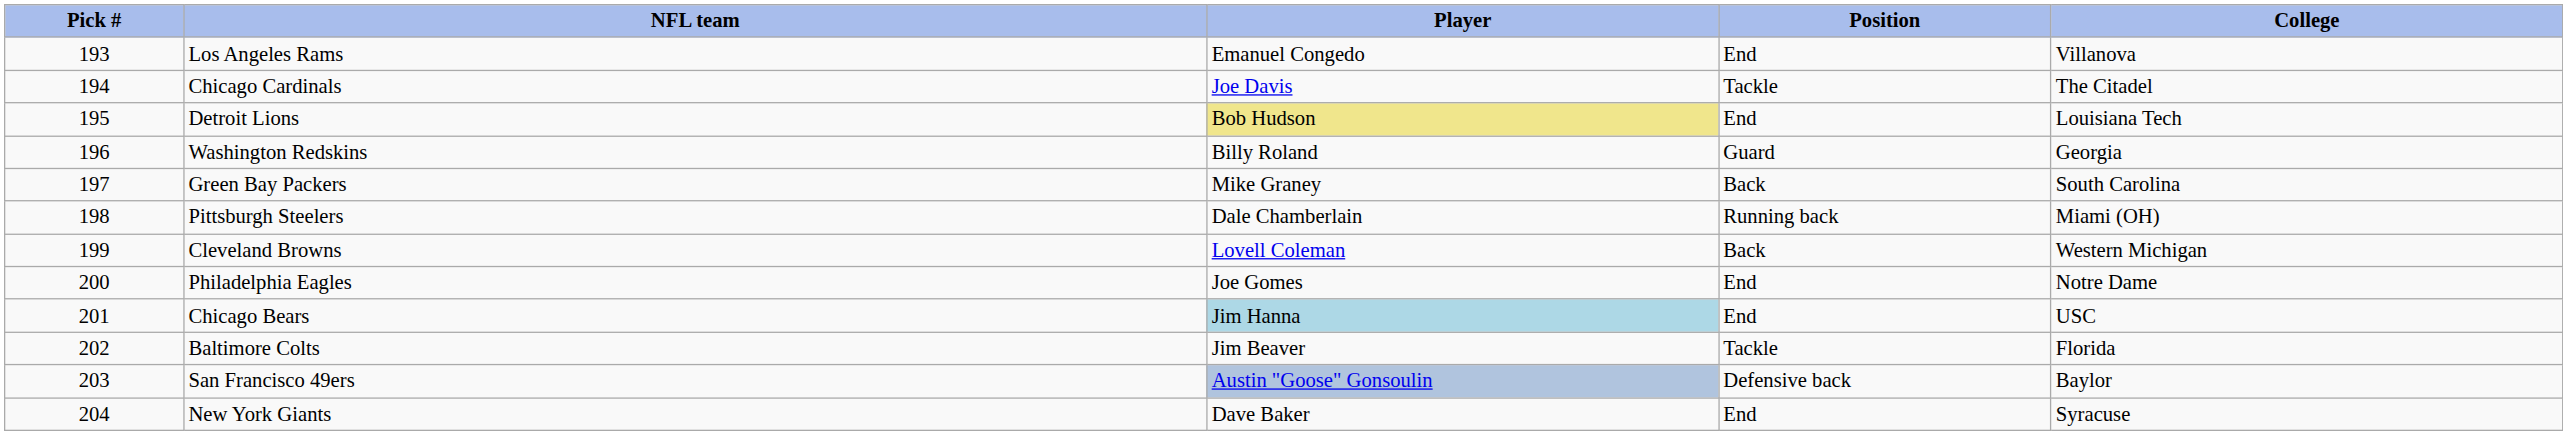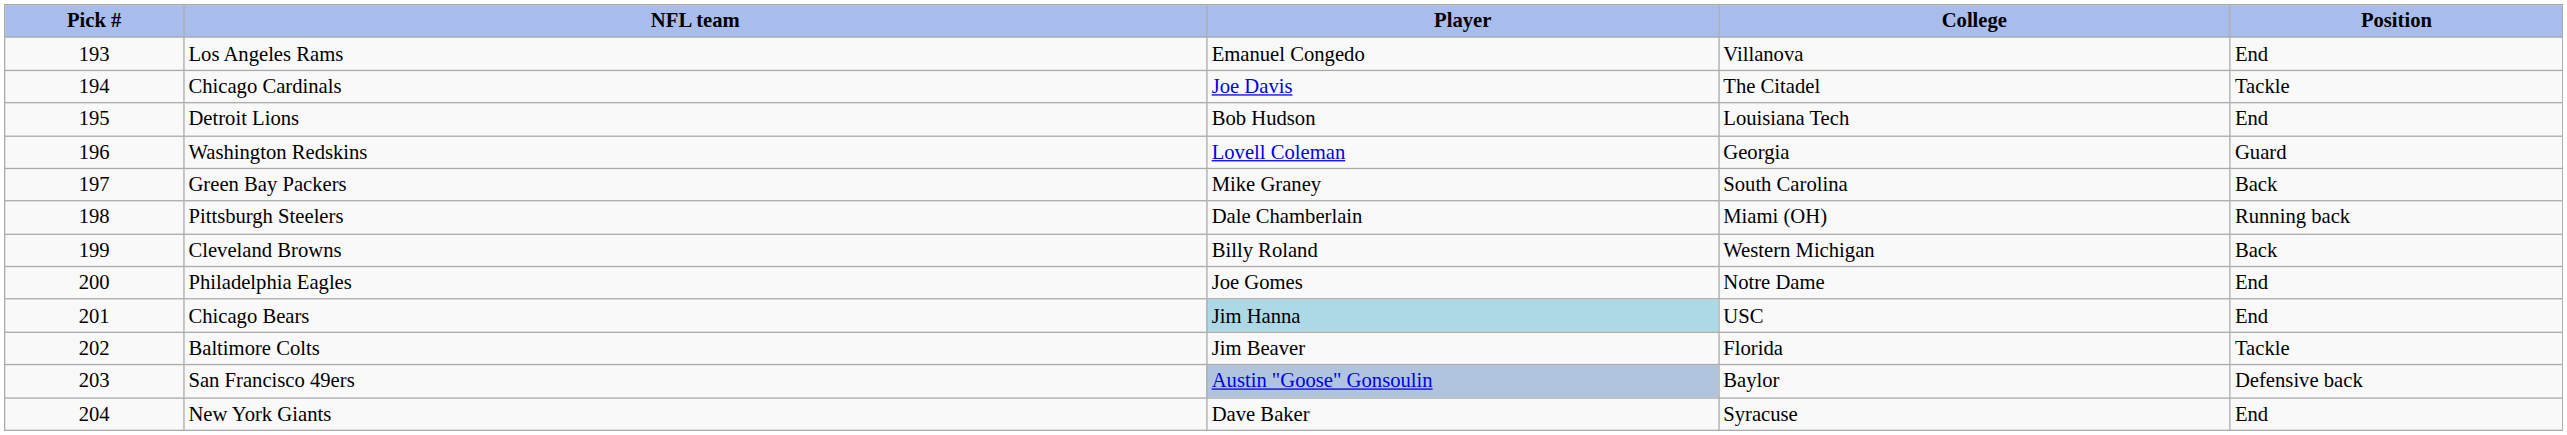columns swapped: (1885, 20) <-> (2307, 20)
(1264, 119) khaki background -> (1264, 119) no background
(1265, 151) Billy Roland -> (1278, 151) Lovell Coleman
(1278, 250) Lovell Coleman -> (1265, 250) Billy Roland
